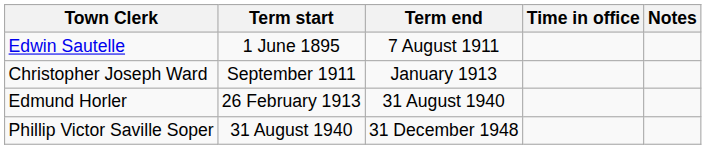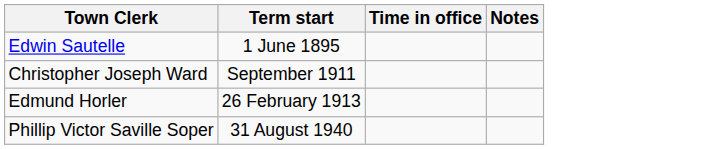- column: (444, 18)
